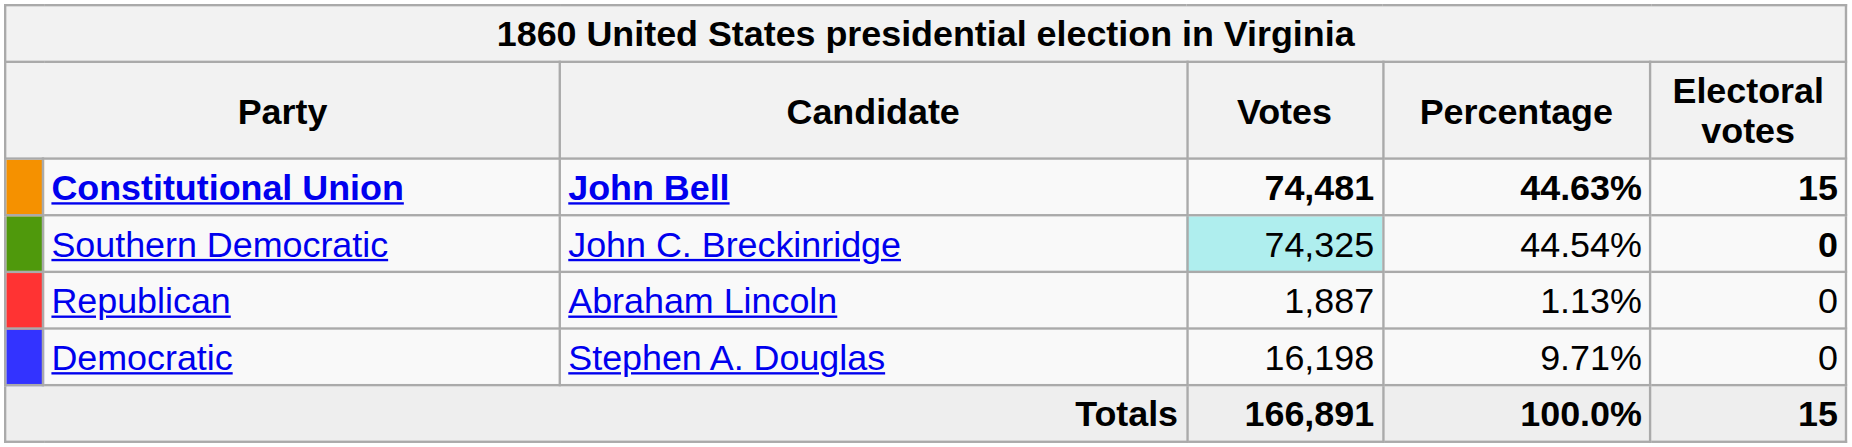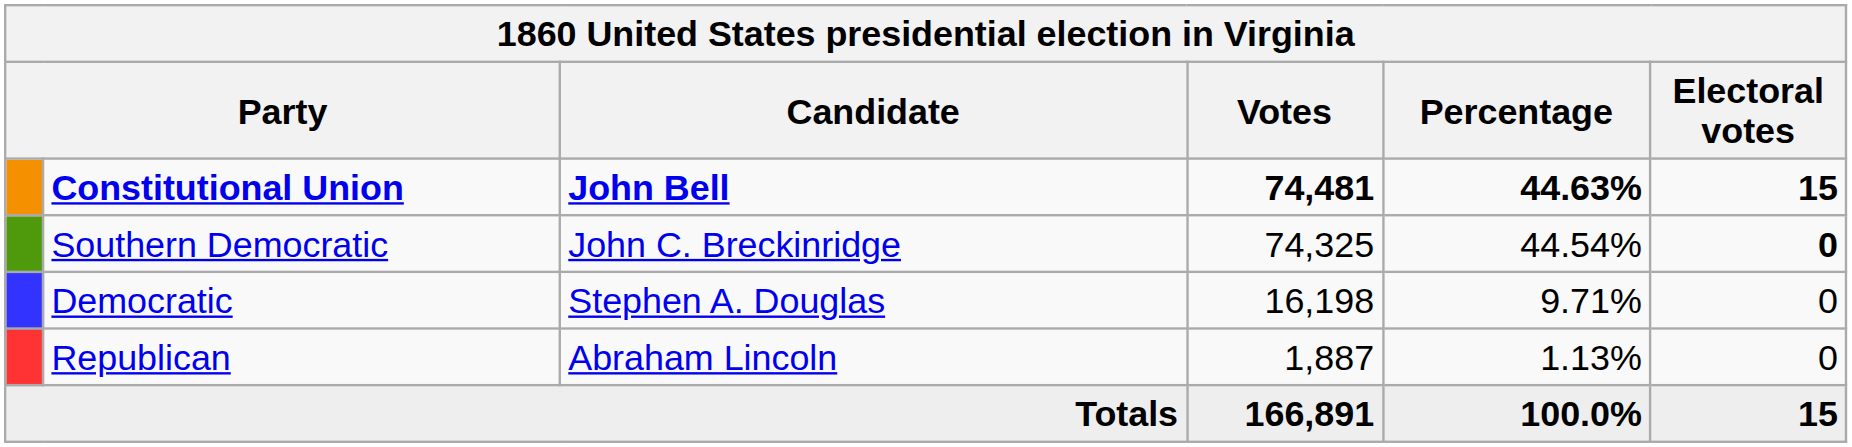(1319, 244) paleturquoise background -> (1319, 244) no background
rows swapped: (142, 358) <-> (141, 301)
